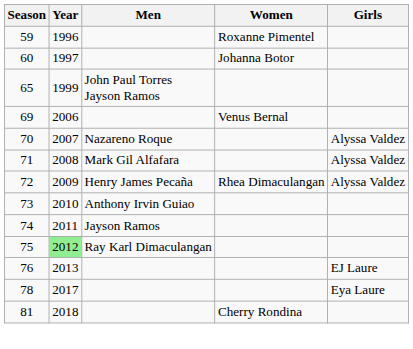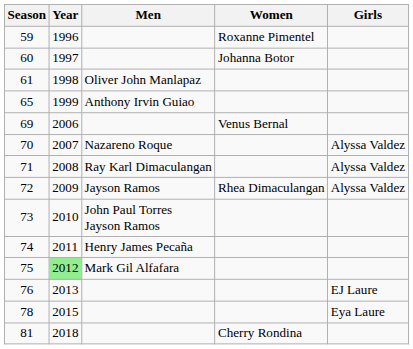+ row: (27, 80)
(128, 88) John Paul Torres Jayson Ramos -> (140, 102) Anthony Irvin Guiao
(132, 160) Mark Gil Alfafara -> (148, 166) Ray Karl Dimaculangan
(139, 182) Henry James Pecaña -> (122, 188) Jayson Ramos
(140, 204) Anthony Irvin Guiao -> (128, 217) John Paul Torres Jayson Ramos
(122, 225) Jayson Ramos -> (139, 247) Henry James Pecaña
(148, 247) Ray Karl Dimaculangan -> (132, 268) Mark Gil Alfafara
(65, 290) 2017 -> (65, 312) 2015
